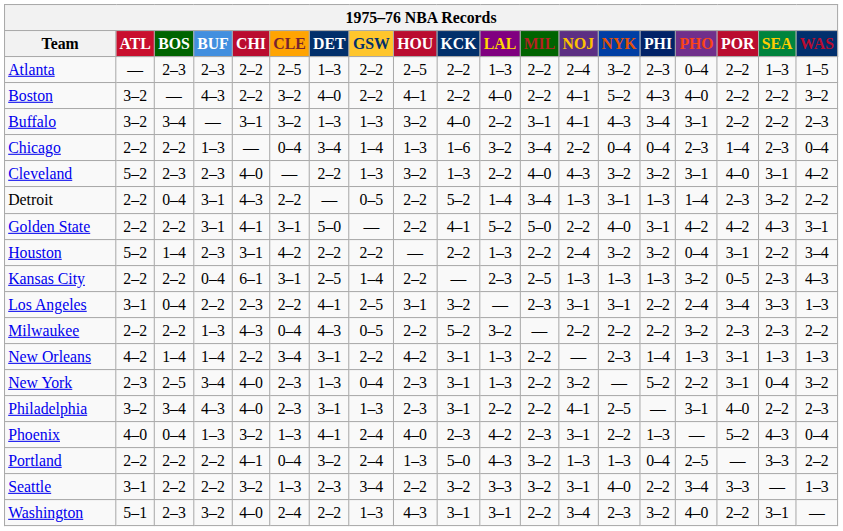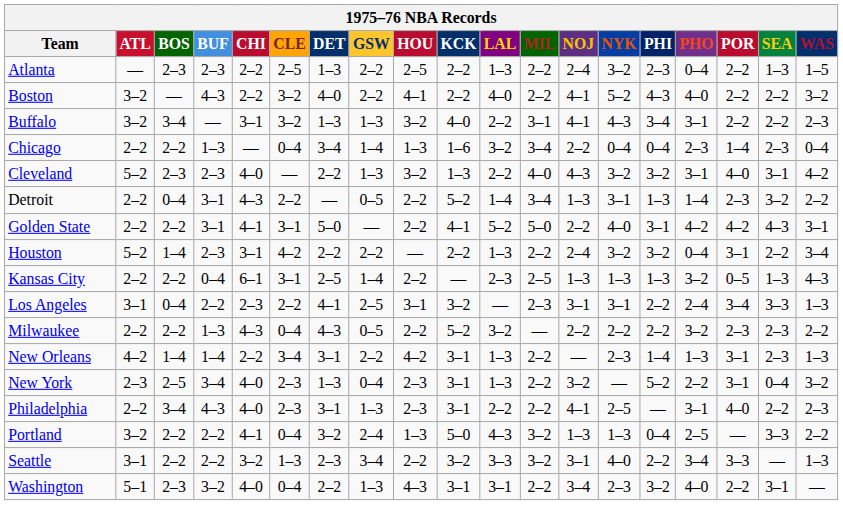(777, 278) 2–3 -> (777, 278) 1–3
(777, 356) 1–3 -> (777, 356) 2–3
(135, 408) 3–2 -> (135, 408) 2–2
- row: (34, 434)
(135, 460) 2–2 -> (135, 434) 3–2
(290, 512) 2–4 -> (290, 486) 0–4
